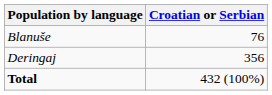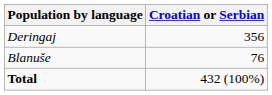rows swapped: (29, 36) <-> (32, 57)
